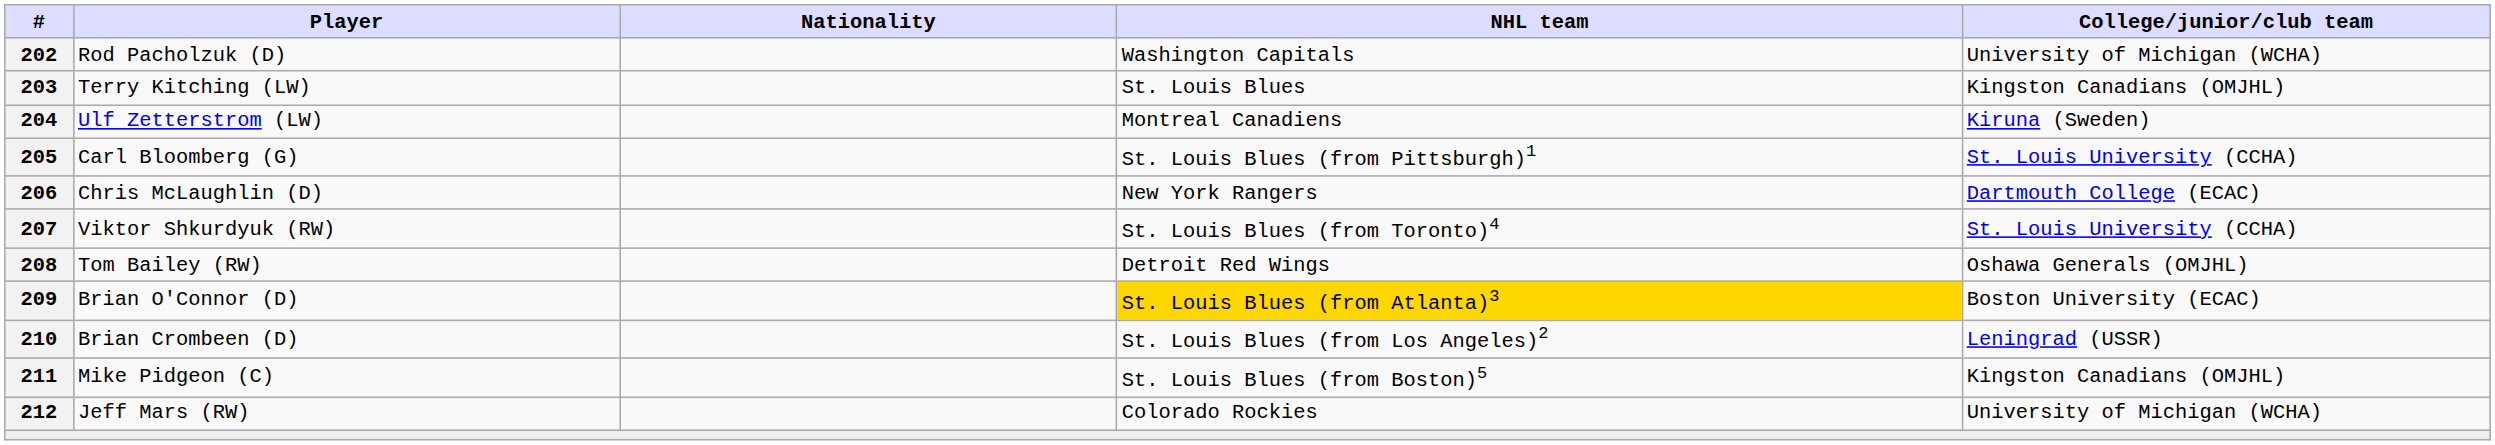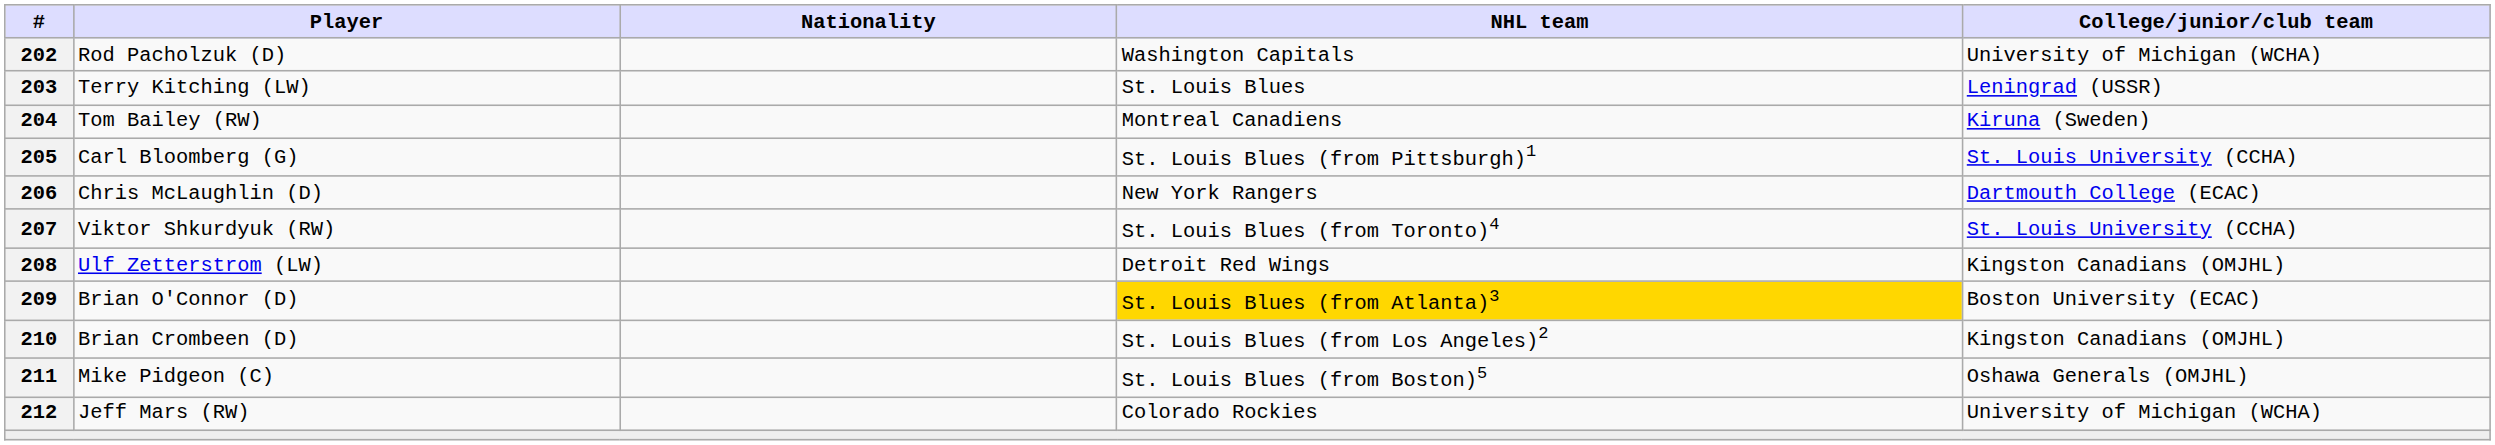(2126, 88) Kingston Canadians (OMJHL) -> (2065, 88) Leningrad (USSR)
(200, 121) Ulf Zetterstrom (LW) -> (170, 121) Tom Bailey (RW)
(170, 265) Tom Bailey (RW) -> (200, 265) Ulf Zetterstrom (LW)
(2108, 265) Oshawa Generals (OMJHL) -> (2126, 265) Kingston Canadians (OMJHL)
(2065, 339) Leningrad (USSR) -> (2126, 339) Kingston Canadians (OMJHL)
(2126, 378) Kingston Canadians (OMJHL) -> (2108, 378) Oshawa Generals (OMJHL)
